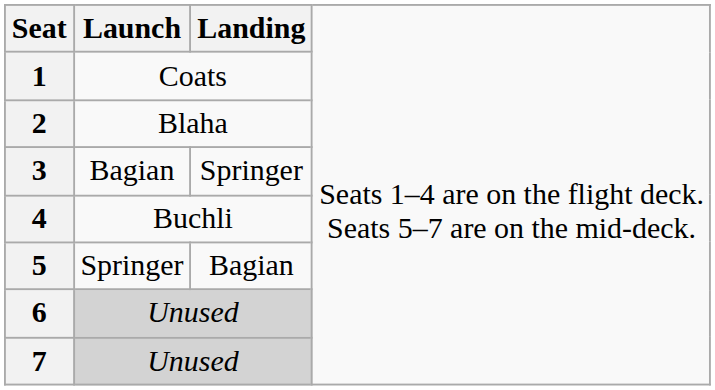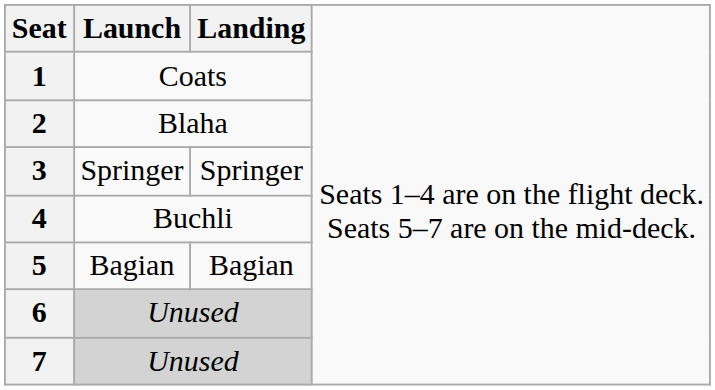(132, 170) Bagian -> (132, 170) Springer
(132, 265) Springer -> (132, 265) Bagian
